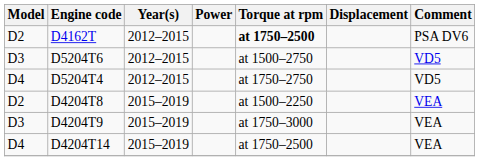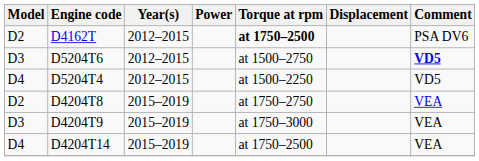(427, 58) normal -> (427, 58) bold
(276, 79) at 1750–2750 -> (276, 79) at 1500–2250
(276, 101) at 1500–2250 -> (276, 101) at 1750–2750
